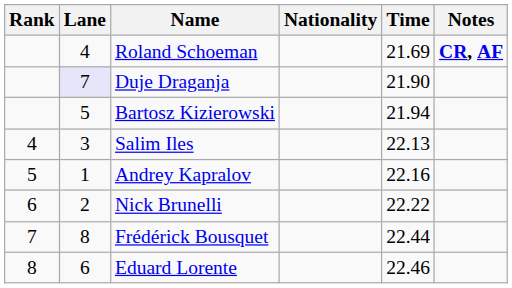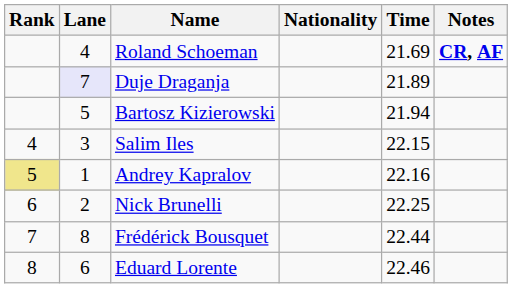(408, 81) 21.90 -> (408, 81) 21.89
(408, 143) 22.13 -> (408, 143) 22.15
(32, 174) no background -> (32, 174) khaki background
(408, 205) 22.22 -> (408, 205) 22.25
